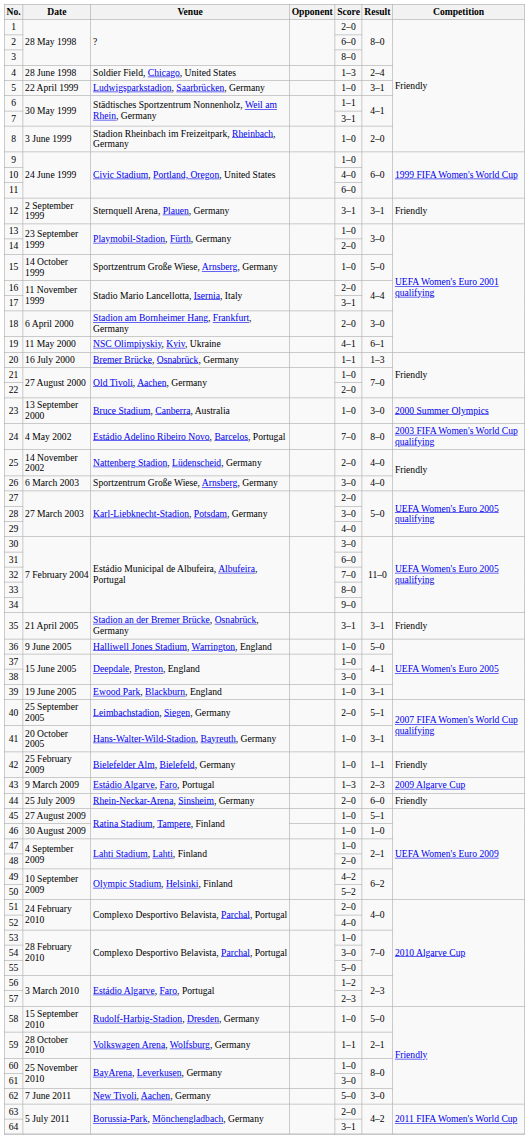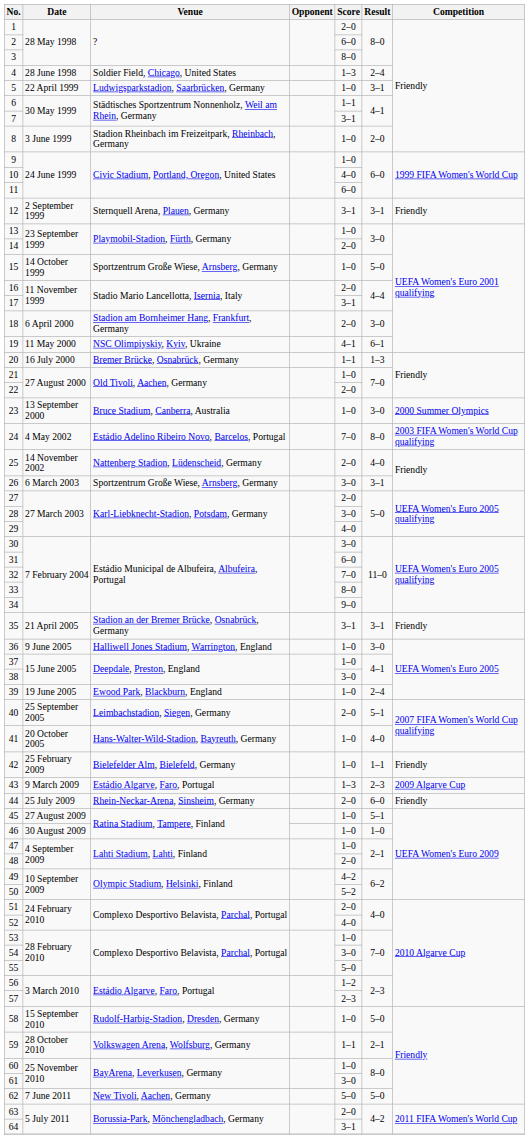(377, 483) 4–0 -> (377, 483) 3–1
(377, 646) 5–0 -> (377, 646) 3–0
(377, 692) 3–1 -> (377, 692) 2–4
(377, 738) 3–1 -> (377, 738) 4–0
(377, 1096) 3–0 -> (377, 1096) 5–0
